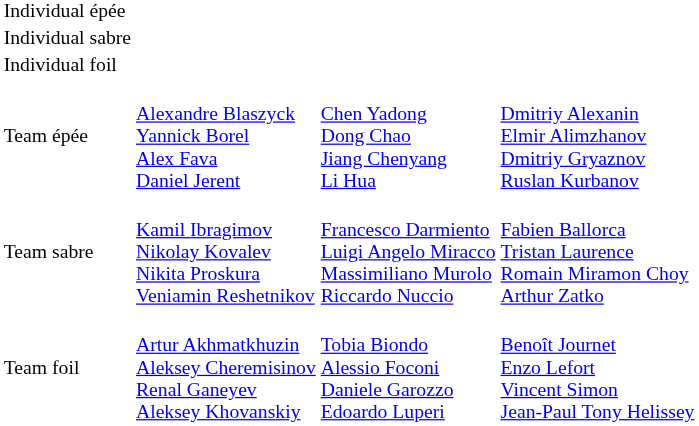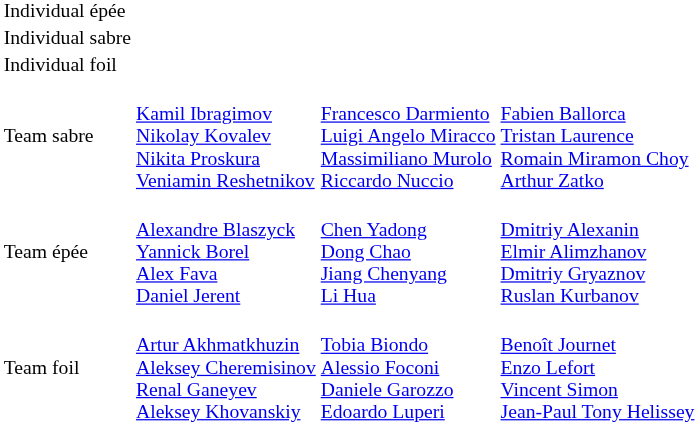rows swapped: (46, 136) <-> (49, 251)
